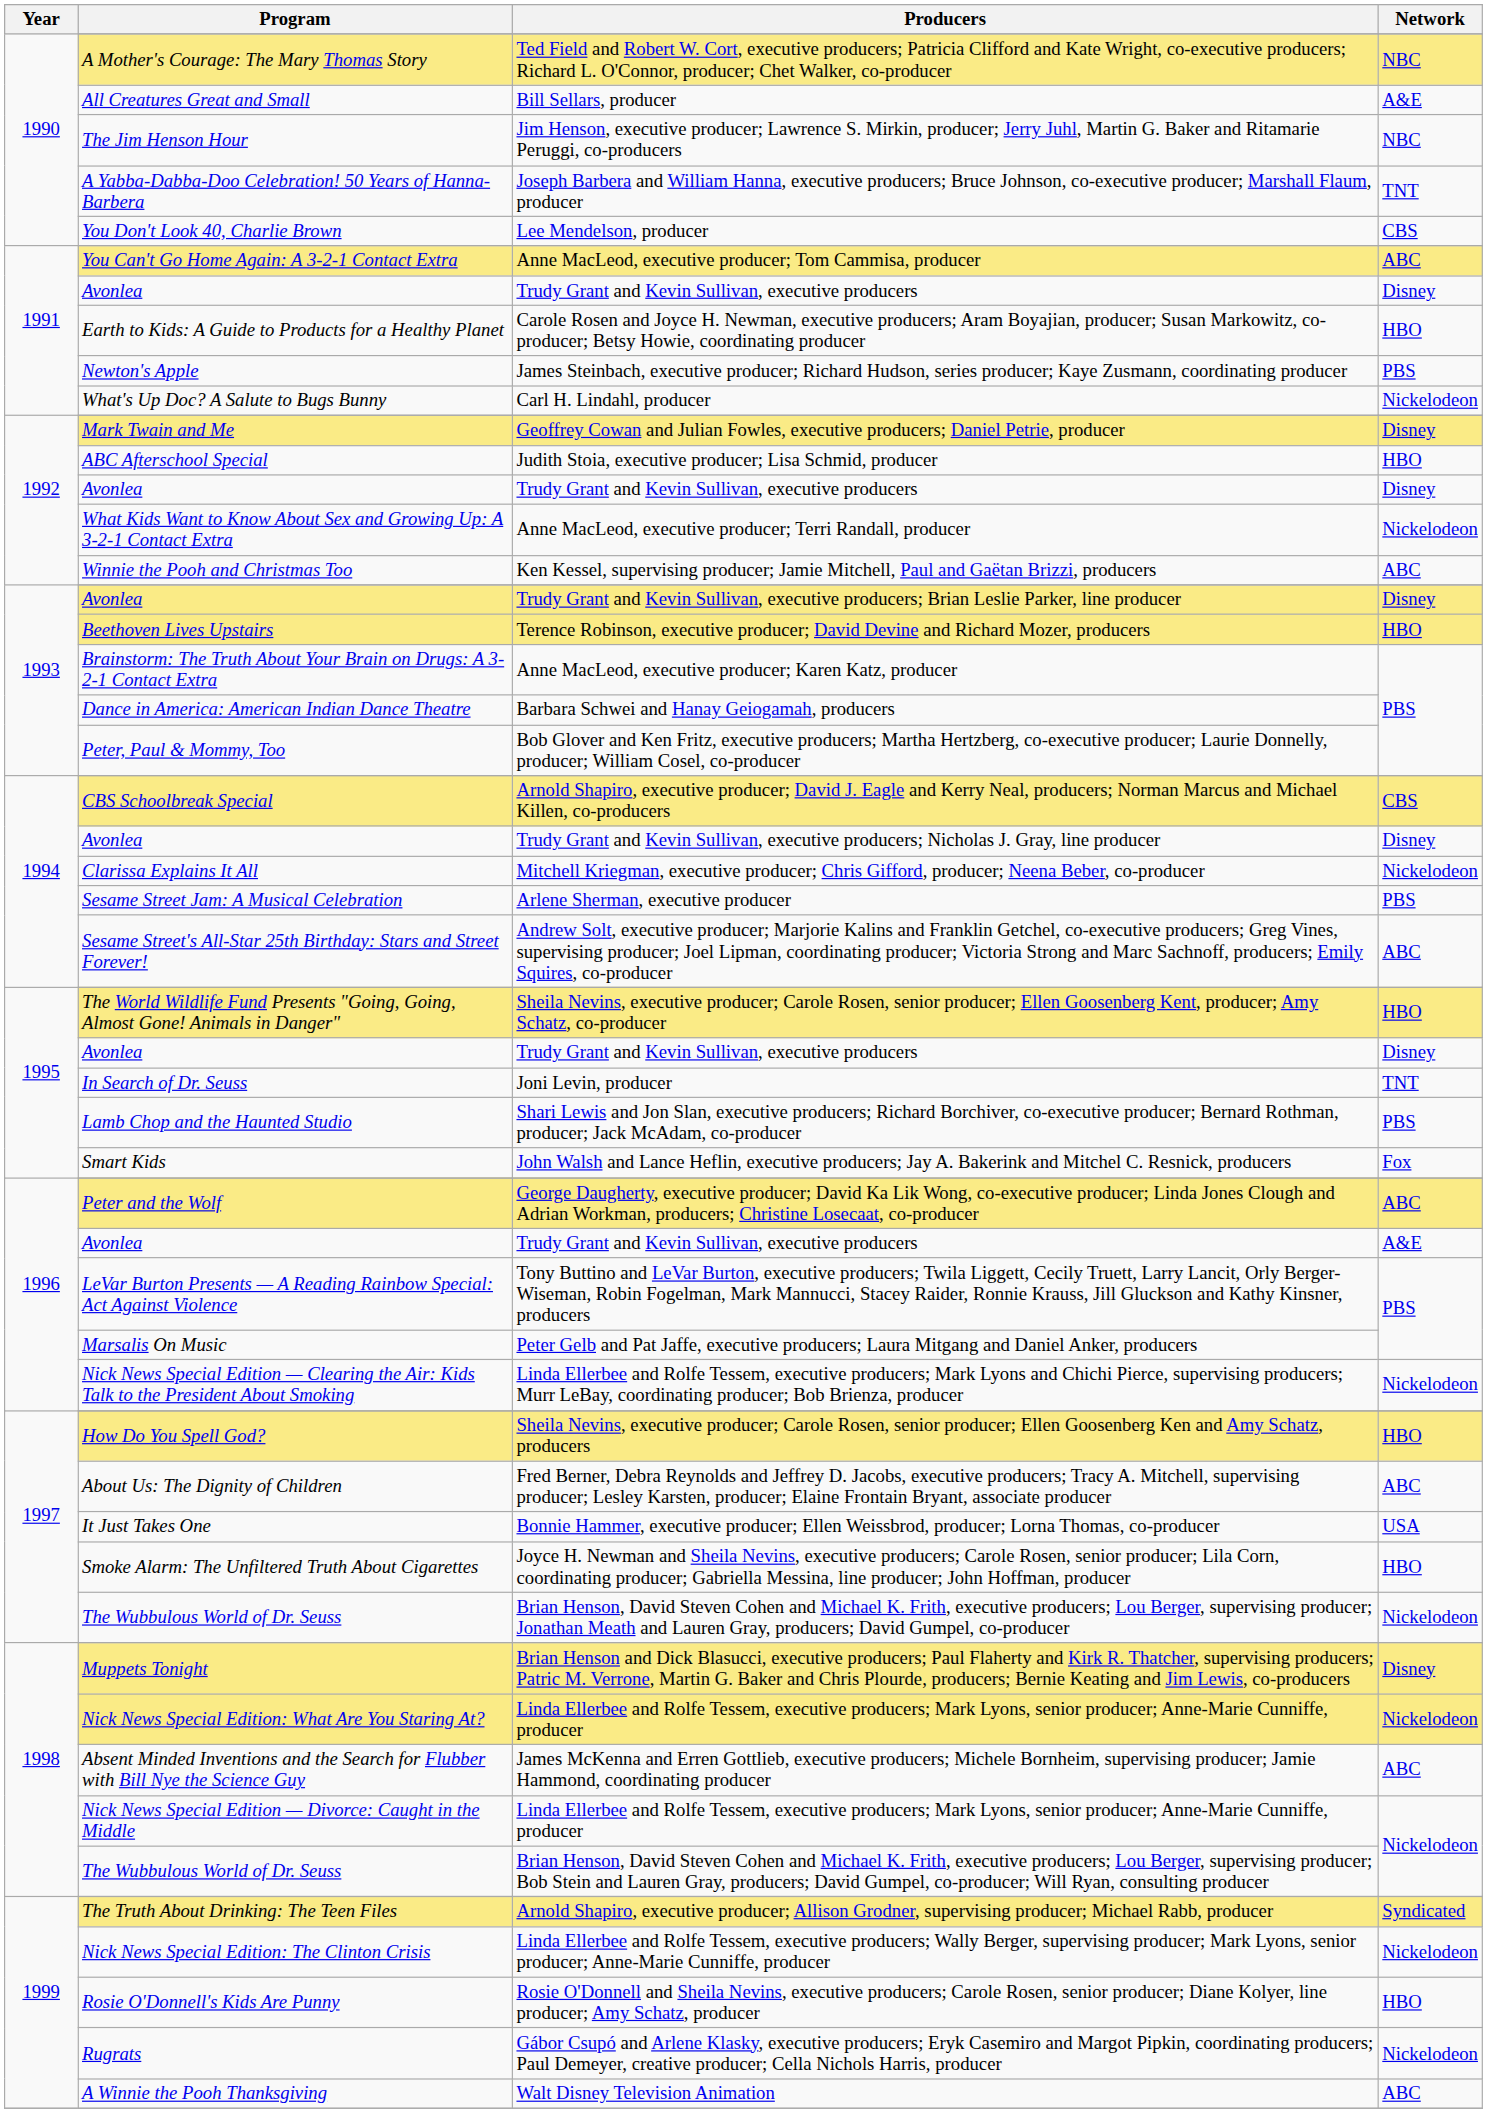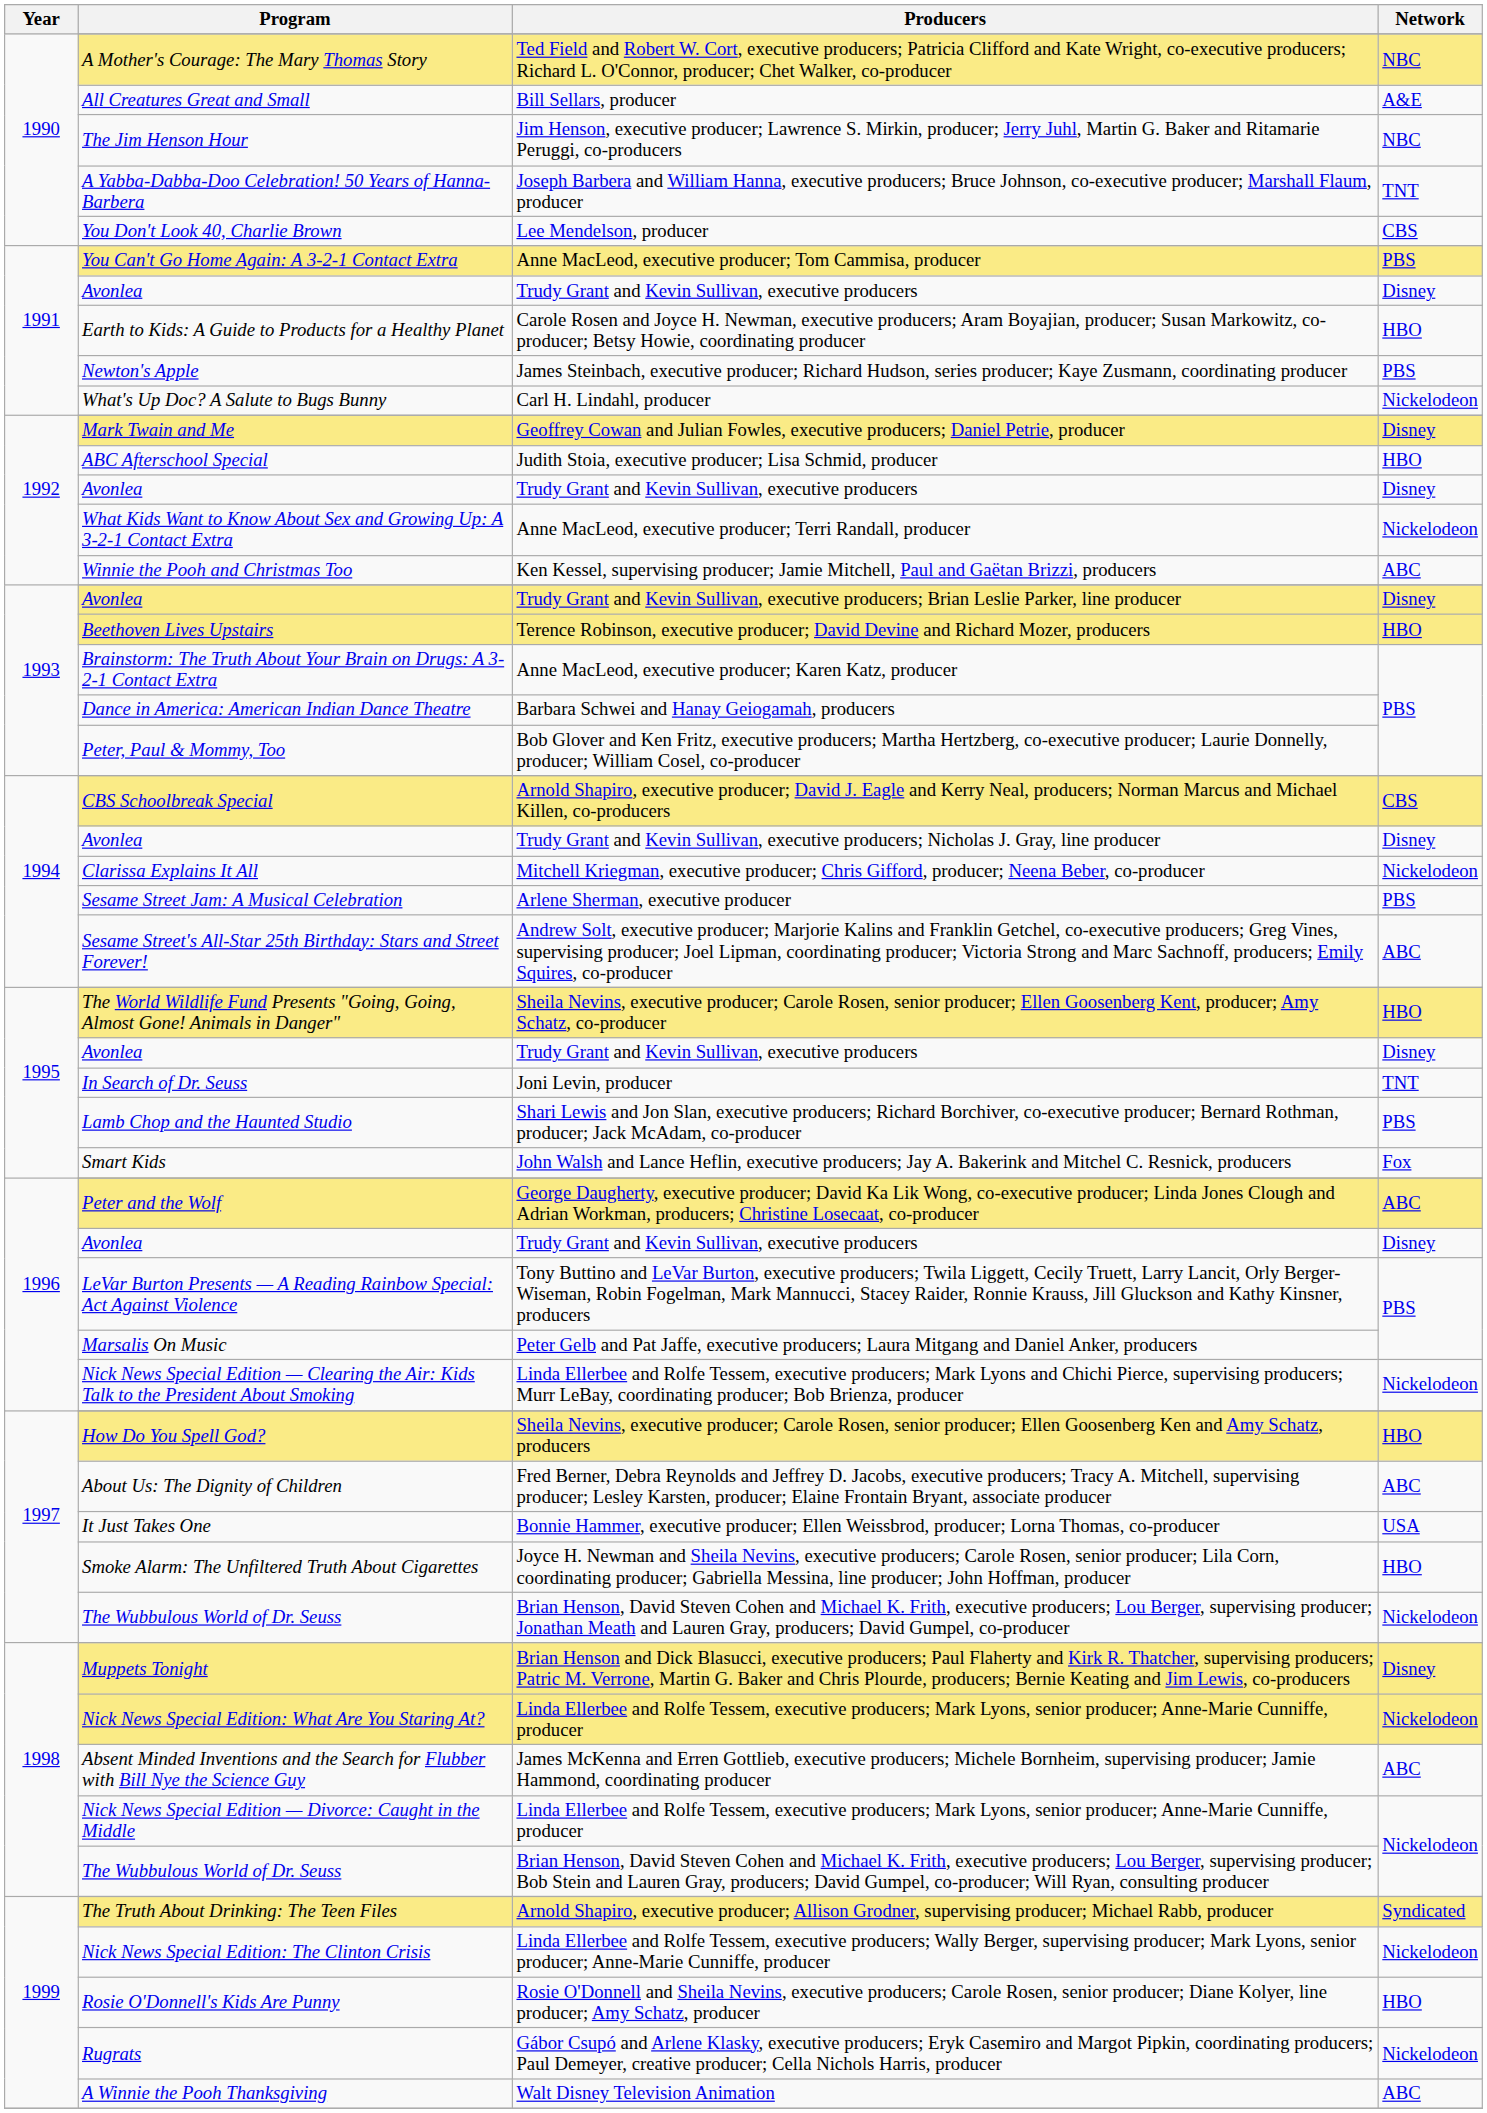(1402, 260) ABC -> (1399, 260) PBS
(1402, 1243) A&E -> (1409, 1243) Disney
